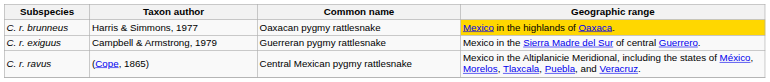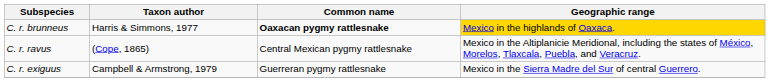(320, 27) normal -> (324, 27) bold
rows swapped: (34, 43) <-> (29, 64)
